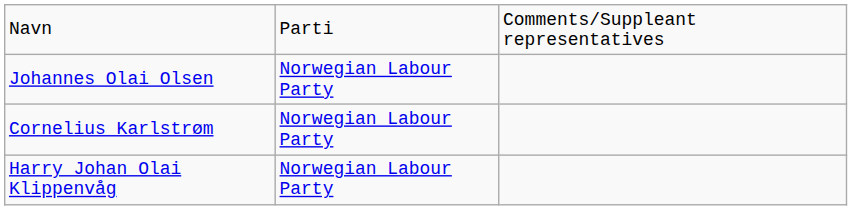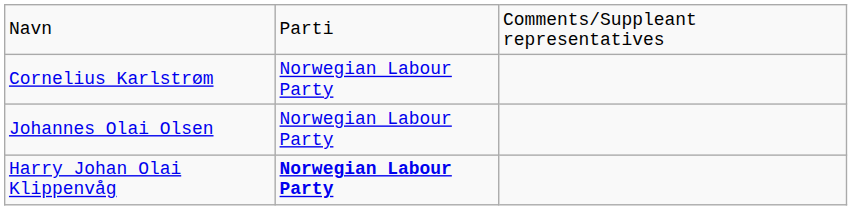rows swapped: (111, 80) <-> (111, 130)
(366, 179) normal -> (366, 179) bold
